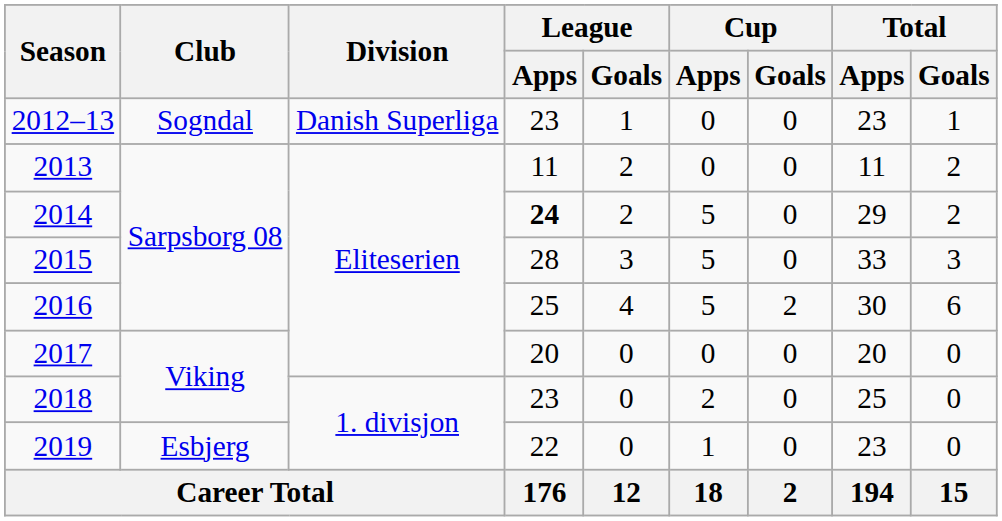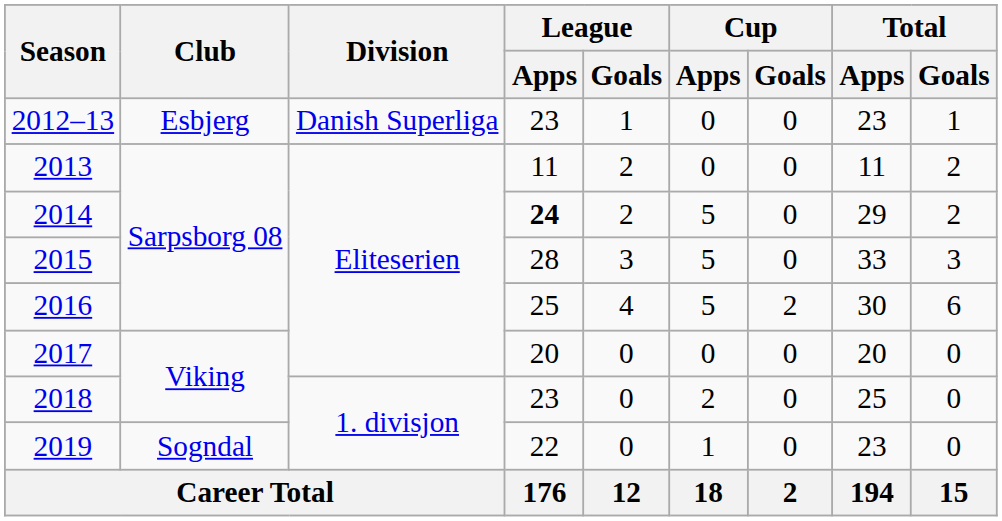(205, 120) Sogndal -> (205, 120) Esbjerg
(205, 445) Esbjerg -> (205, 445) Sogndal
